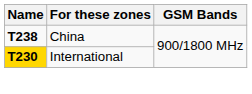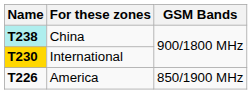(23, 36) no background -> (23, 36) paleturquoise background
+ row: (74, 78)
